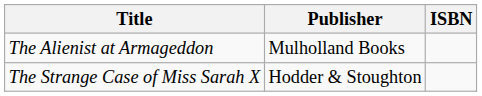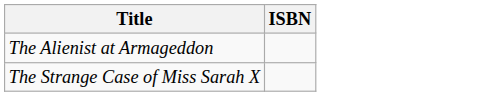- column: (345, 18)
